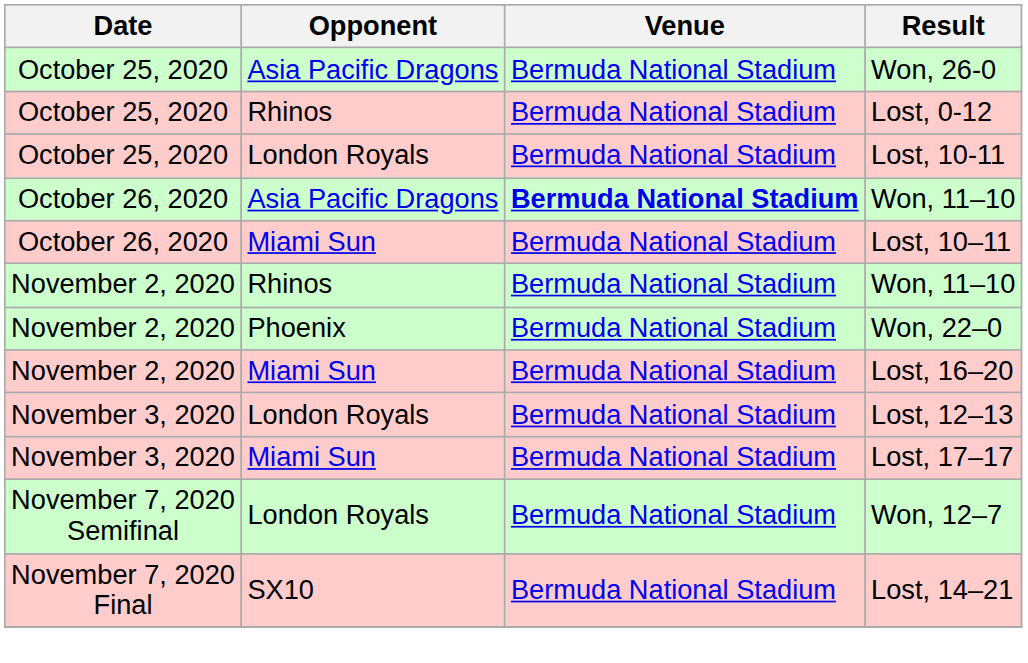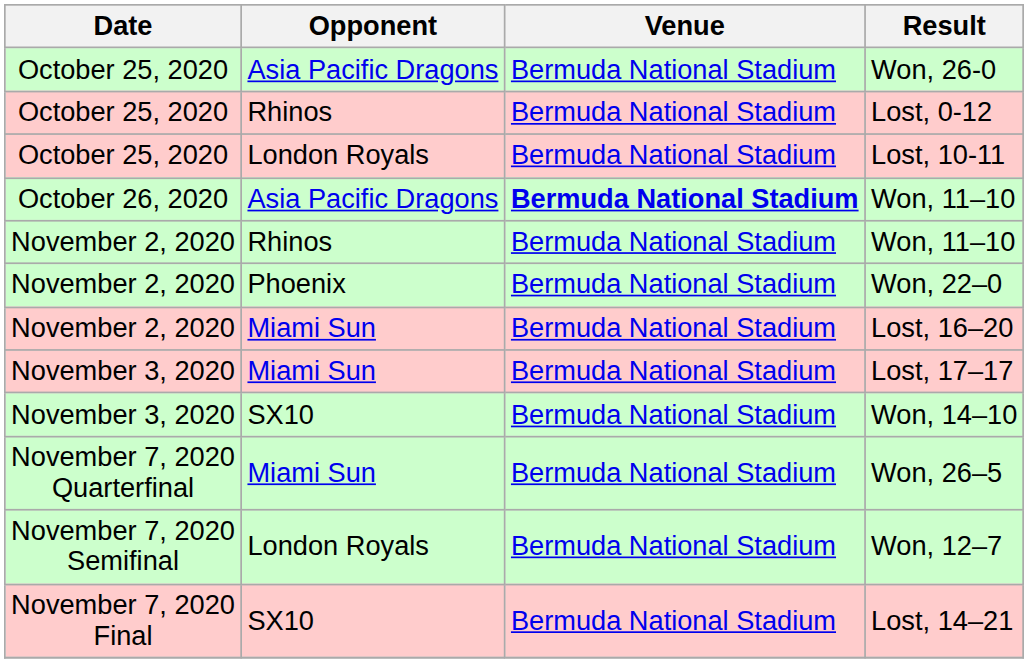- row: (123, 241)
- row: (123, 414)
+ row: (123, 414)
+ row: (123, 472)
